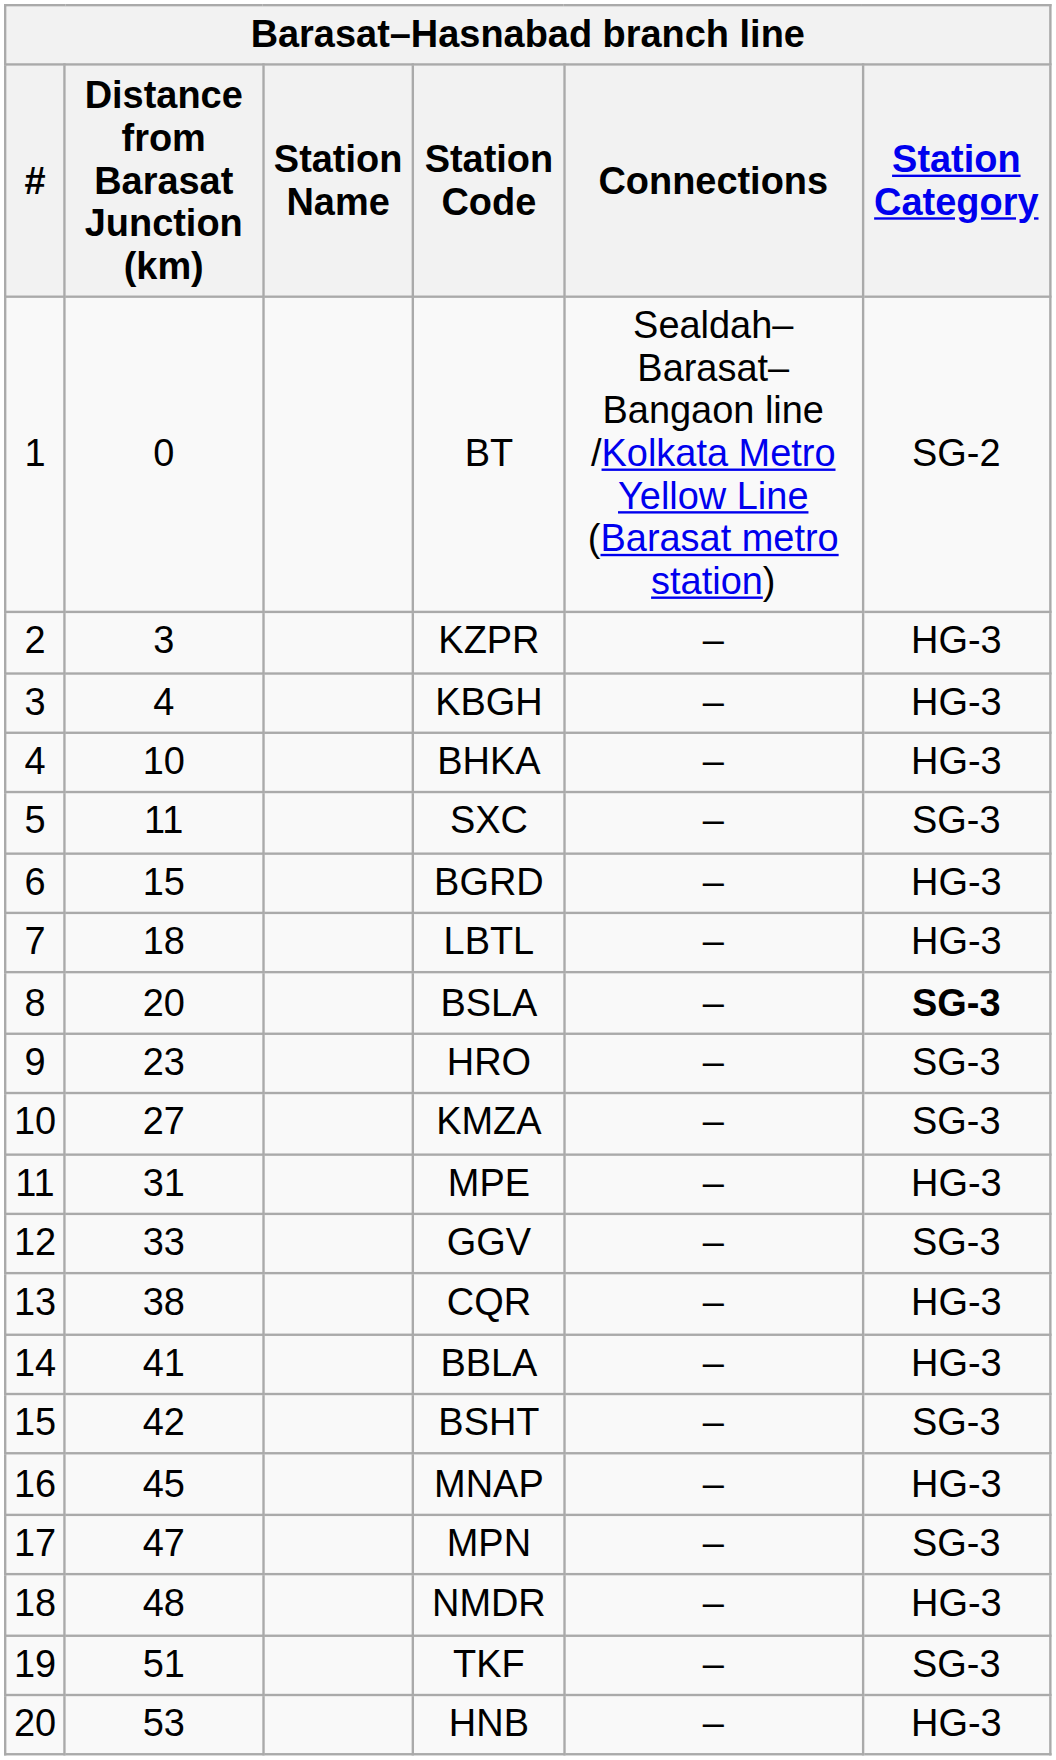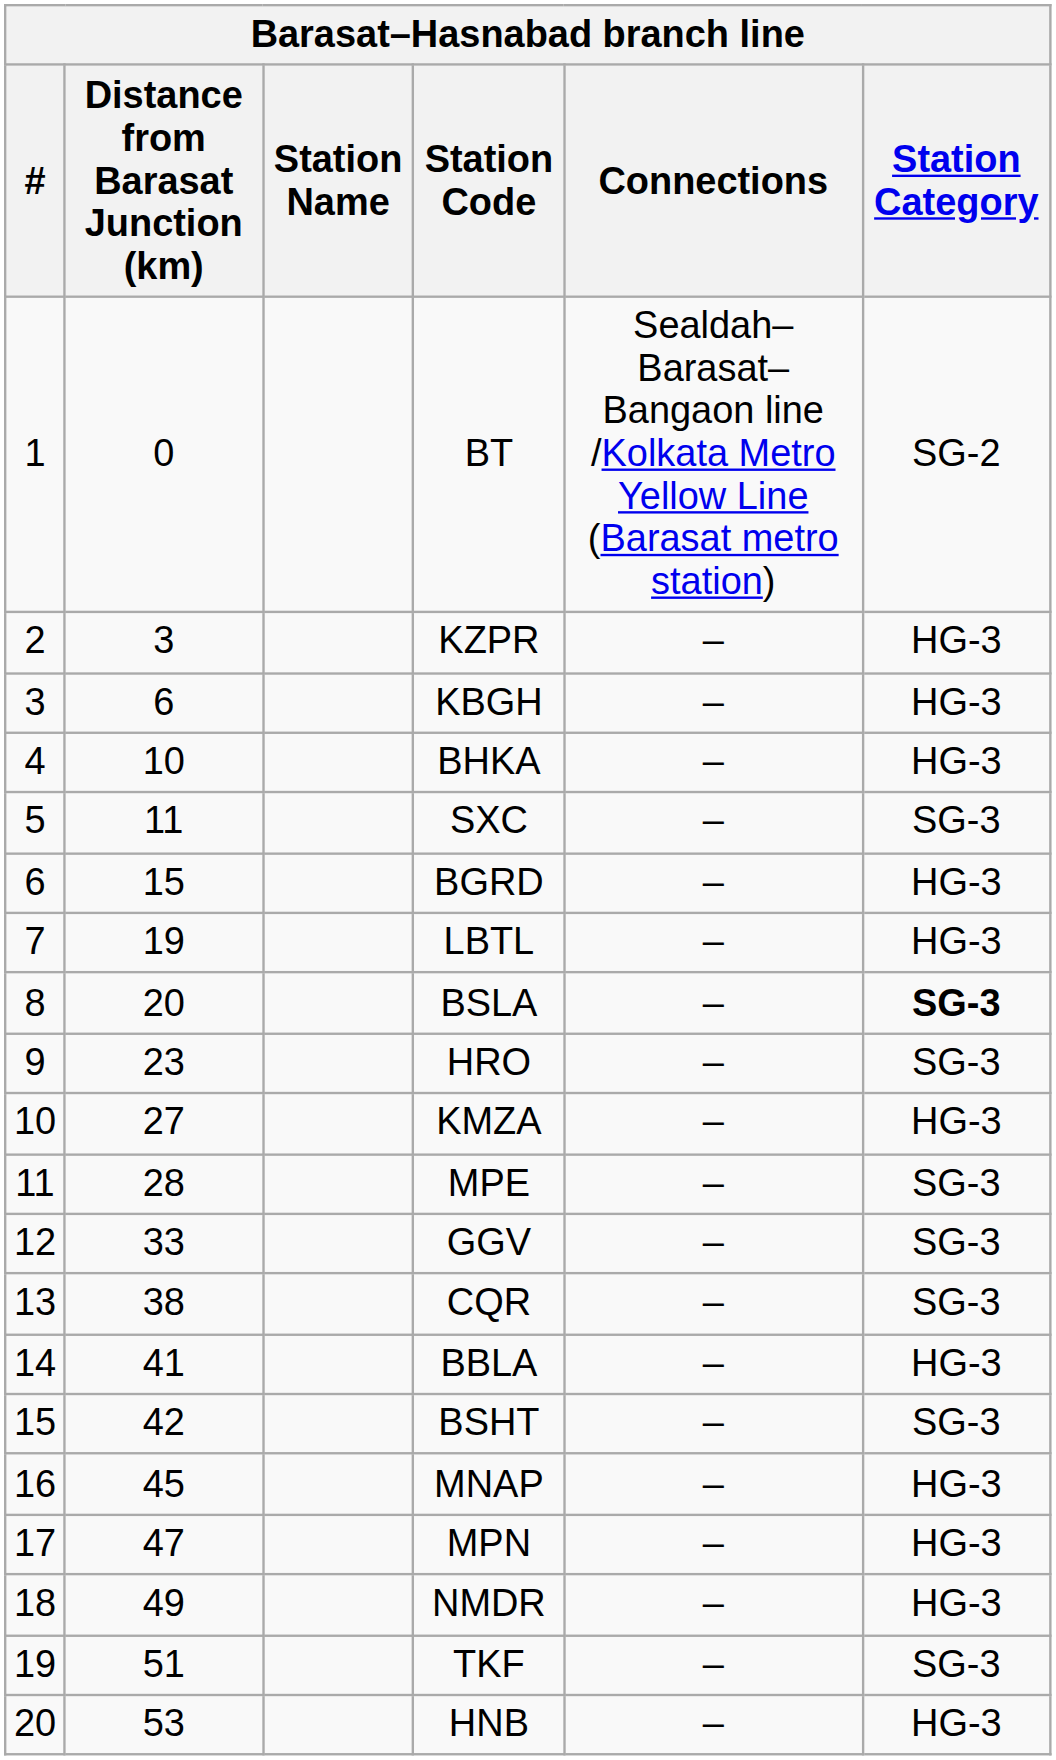(164, 701) 4 -> (164, 701) 6
(164, 942) 18 -> (164, 942) 19
(956, 1122) SG-3 -> (956, 1122) HG-3
(164, 1182) 31 -> (164, 1182) 28
(956, 1182) HG-3 -> (956, 1182) SG-3
(956, 1303) HG-3 -> (956, 1303) SG-3
(956, 1543) SG-3 -> (956, 1543) HG-3
(164, 1603) 48 -> (164, 1603) 49
